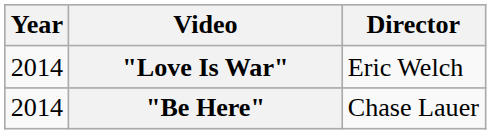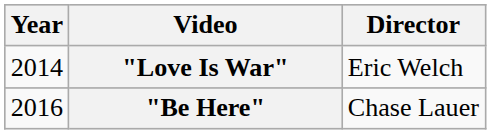(37, 107) 2014 -> (37, 107) 2016
